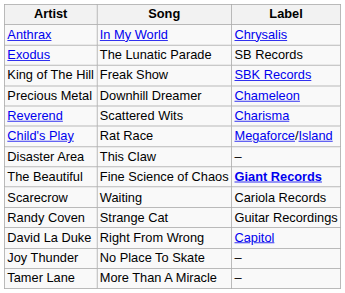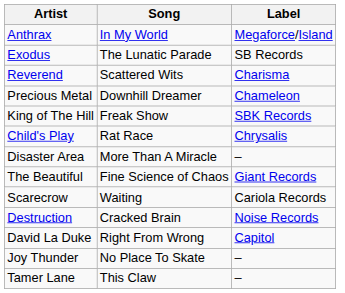(261, 34) Chrysalis -> (284, 34) Megaforce/Island
rows swapped: (35, 116) <-> (51, 75)
(284, 136) Megaforce/Island -> (261, 136) Chrysalis
(128, 156) This Claw -> (158, 156) More Than A Miracle
(278, 177) bold -> (275, 177) normal
+ row: (40, 217)
- row: (46, 217)
(158, 278) More Than A Miracle -> (128, 278) This Claw
